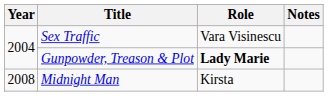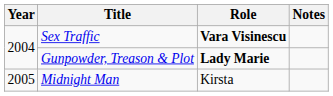(241, 36) normal -> (243, 36) bold
(21, 79) 2008 -> (21, 79) 2005
